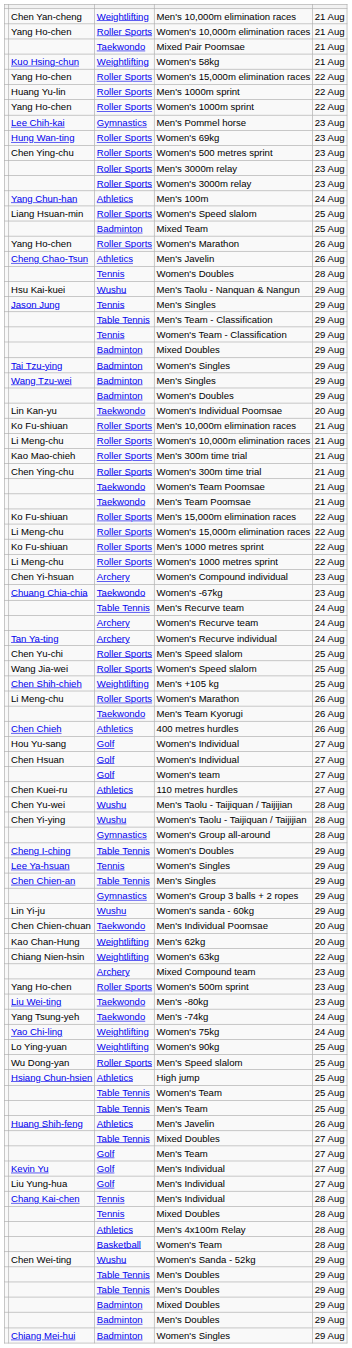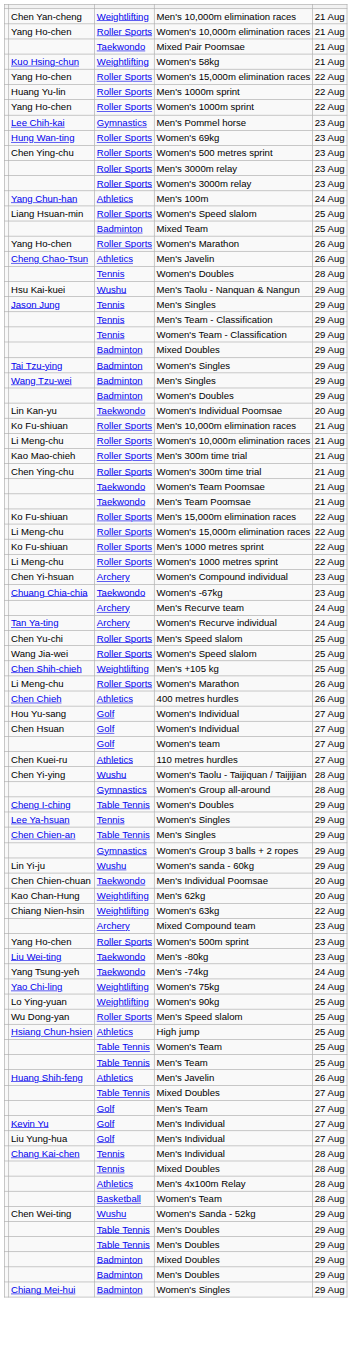(123, 320) Table Tennis -> (111, 320) Tennis
(123, 608) Table Tennis -> (113, 608) Archery
- row: (52, 623)
- row: (52, 714)
- row: (38, 805)
